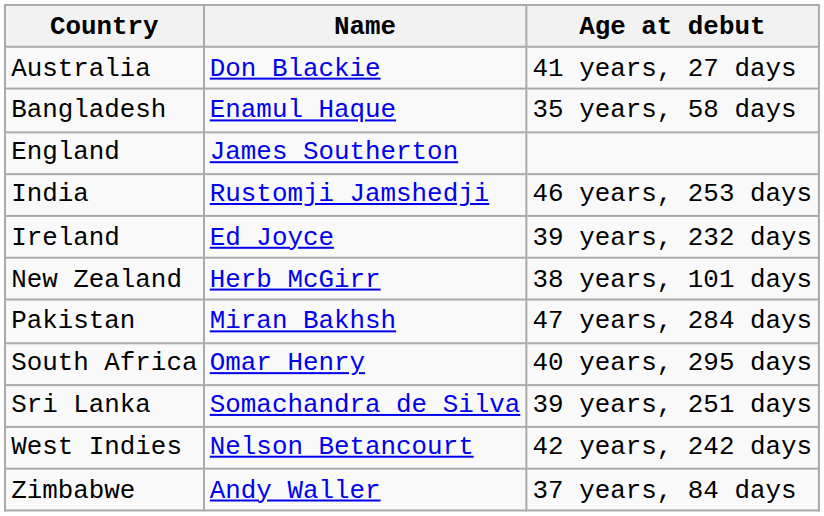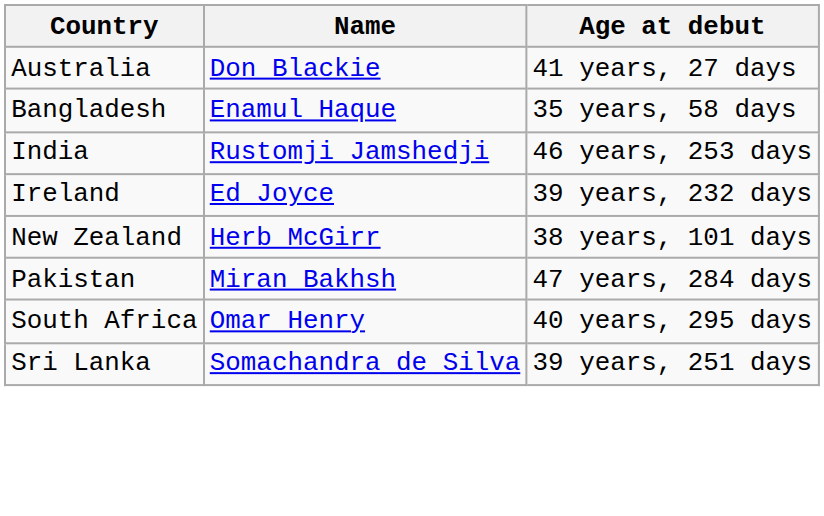- row: (65, 153)
- row: (97, 448)
- row: (73, 490)
